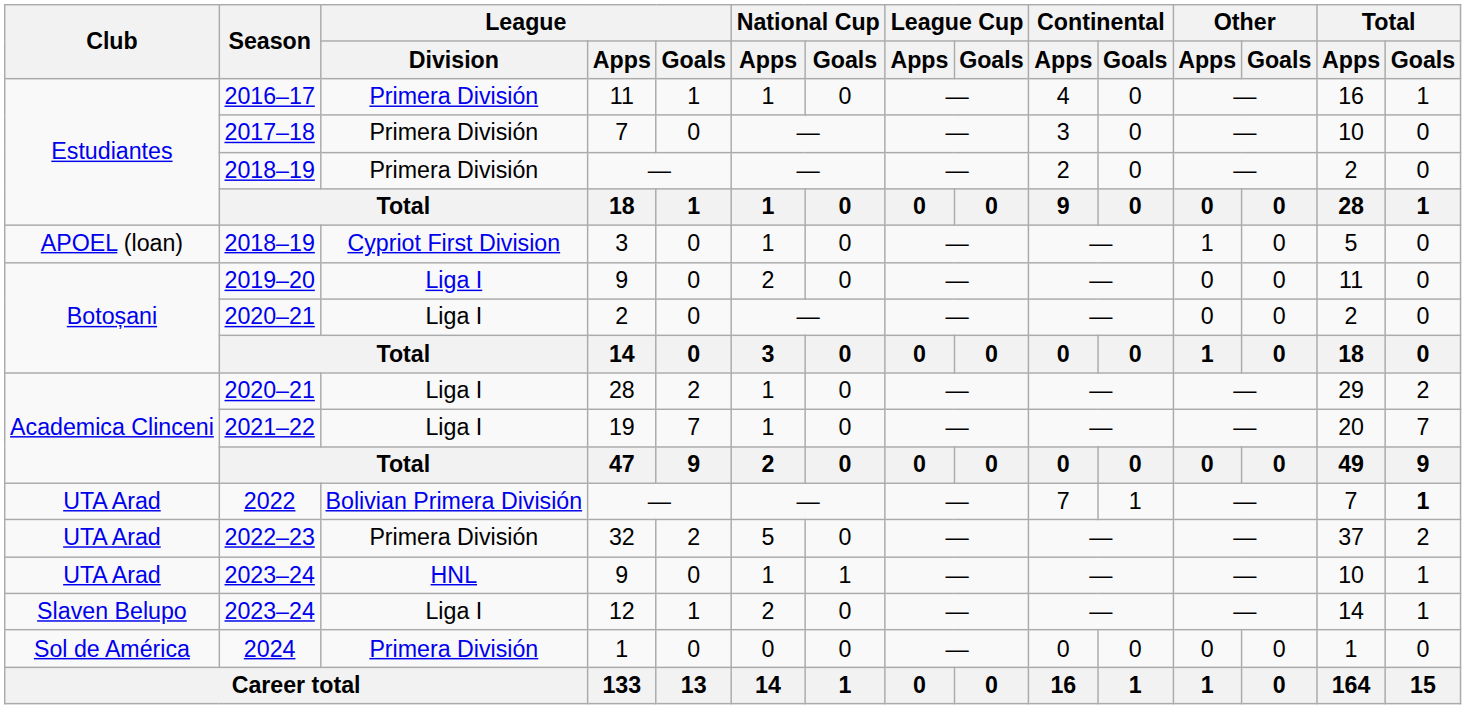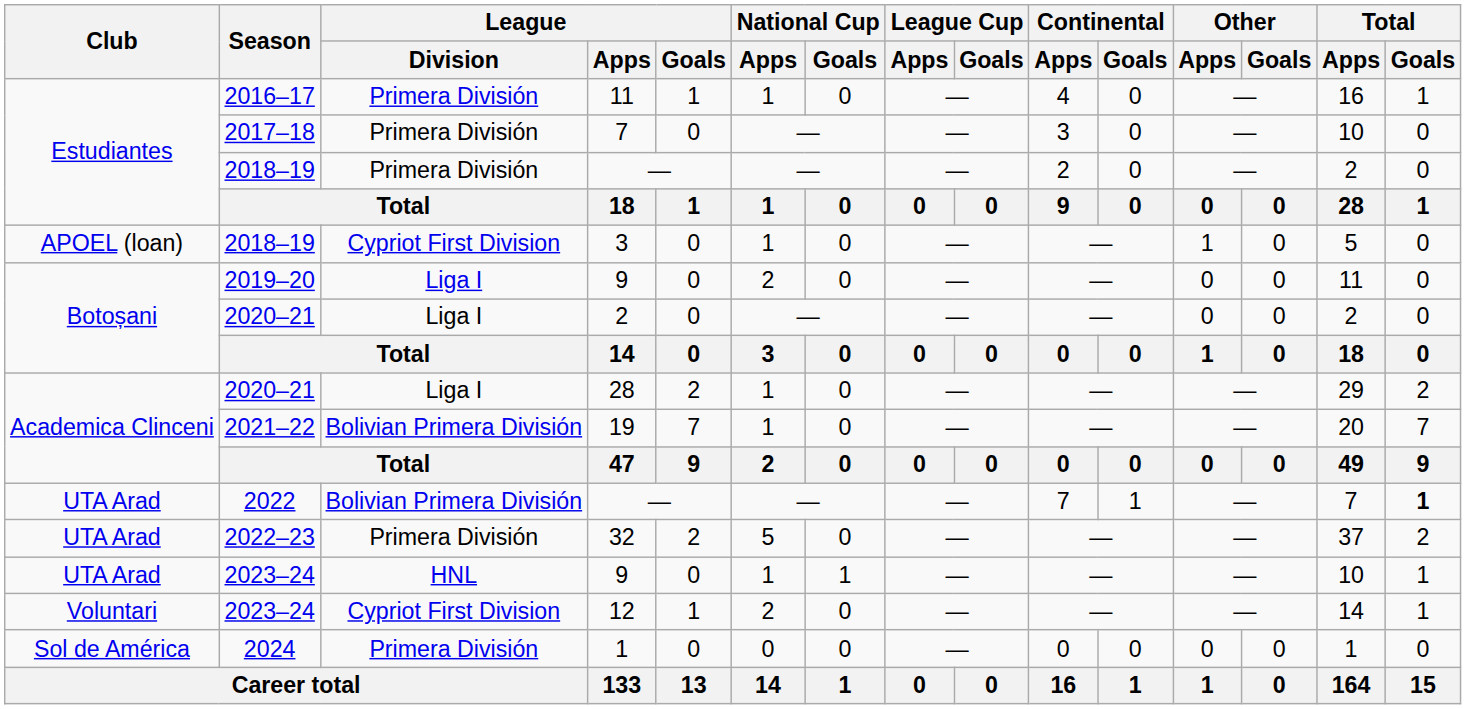(454, 427) Liga I -> (454, 427) Bolivian Primera División
(112, 611) Slaven Belupo -> (112, 611) Voluntari
(454, 611) Liga I -> (454, 611) Cypriot First Division
